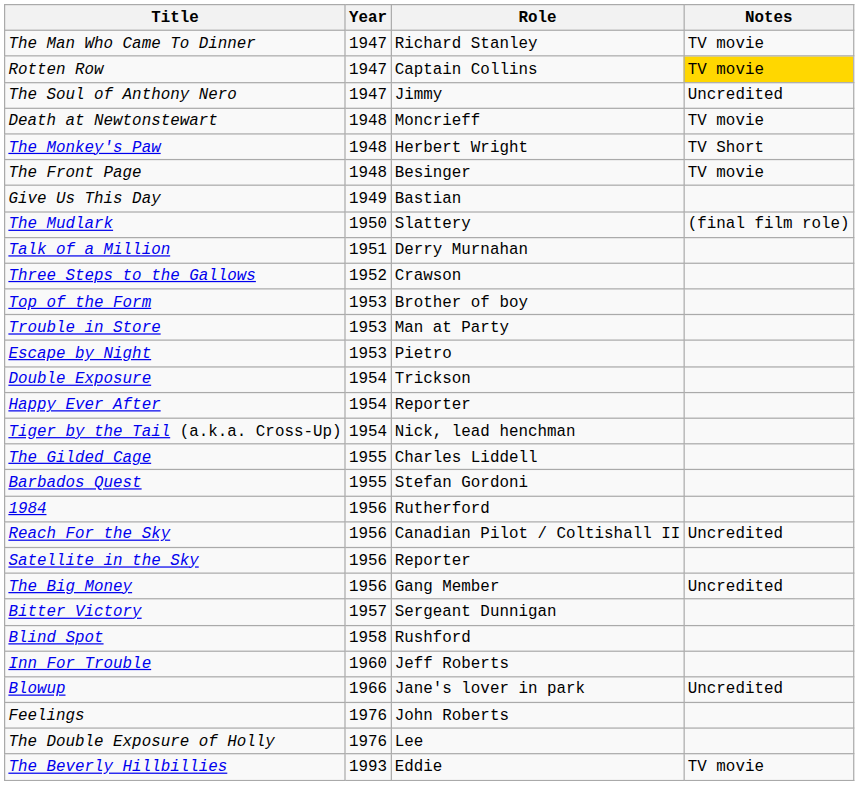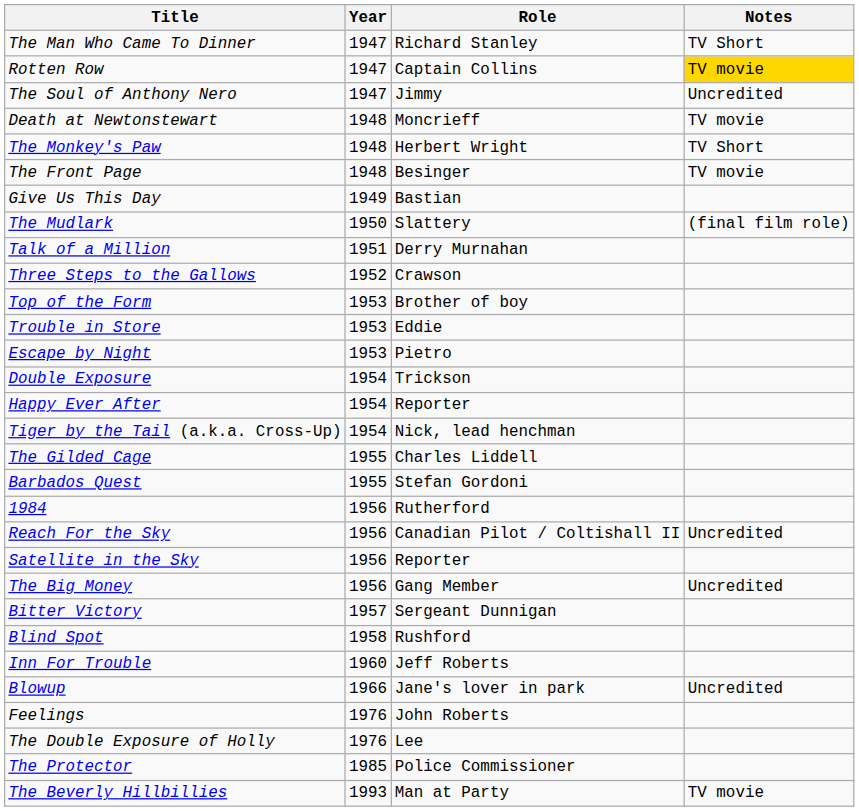(726, 43) TV movie -> (726, 43) TV Short
(452, 328) Man at Party -> (419, 328) Eddie
+ row: (70, 767)
(419, 767) Eddie -> (452, 793) Man at Party
